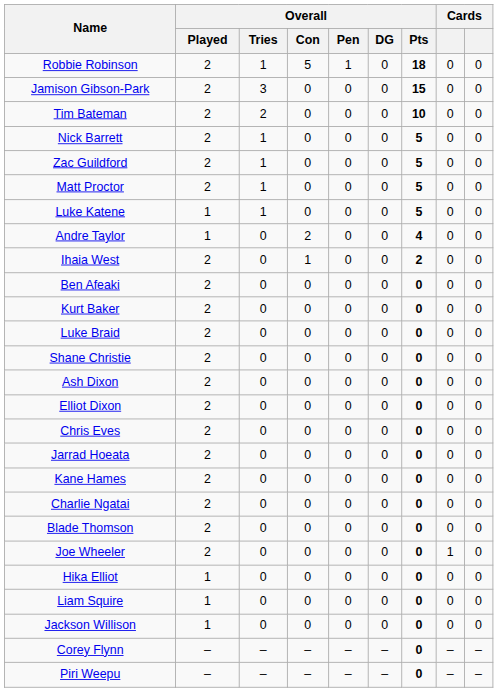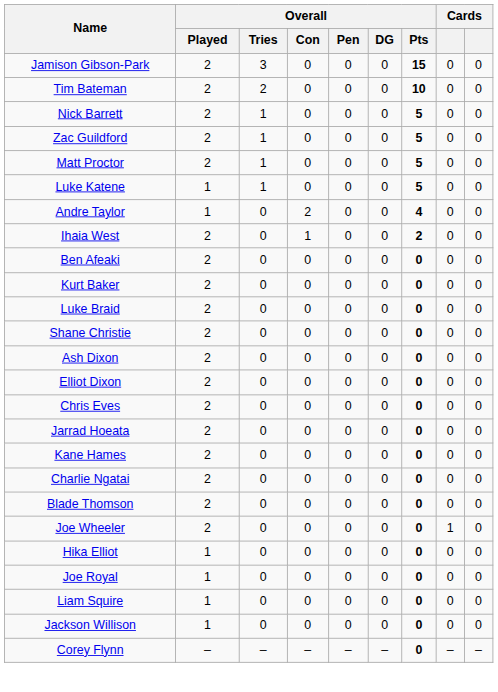- row: (90, 65)
+ row: (90, 577)
- row: (90, 674)
